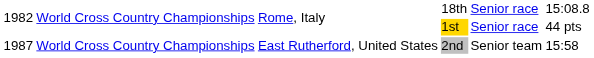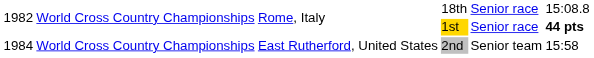(564, 27) normal -> (565, 27) bold
(18, 45) 1987 -> (18, 45) 1984
